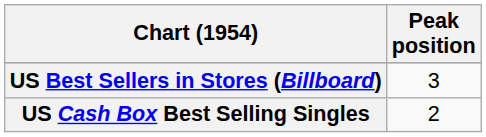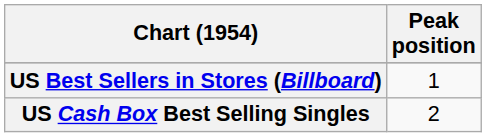(434, 80) 3 -> (434, 80) 1
